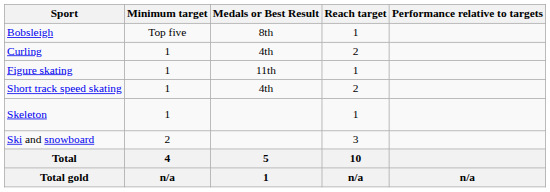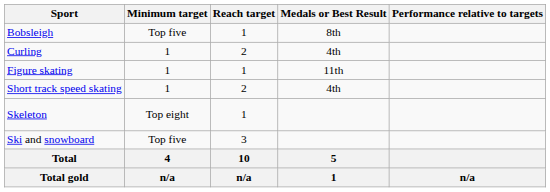columns swapped: (355, 14) <-> (266, 14)
(167, 114) 1 -> (167, 114) Top eight
(167, 140) 2 -> (167, 140) Top five
